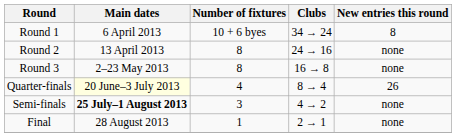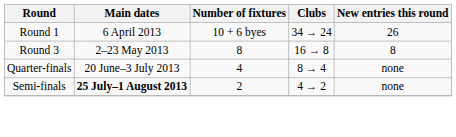(393, 31) 8 -> (393, 31) 26
- row: (39, 50)
(393, 68) none -> (393, 50) 8
(132, 86) lightyellow background -> (132, 68) no background
(393, 86) 26 -> (393, 68) none
(239, 104) 3 -> (239, 86) 2
- row: (39, 123)
